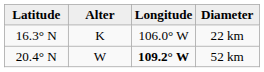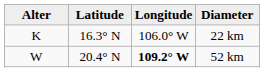columns swapped: (100, 14) <-> (36, 14)
